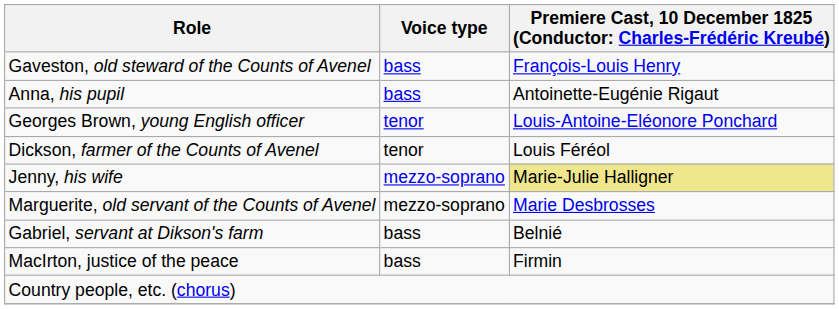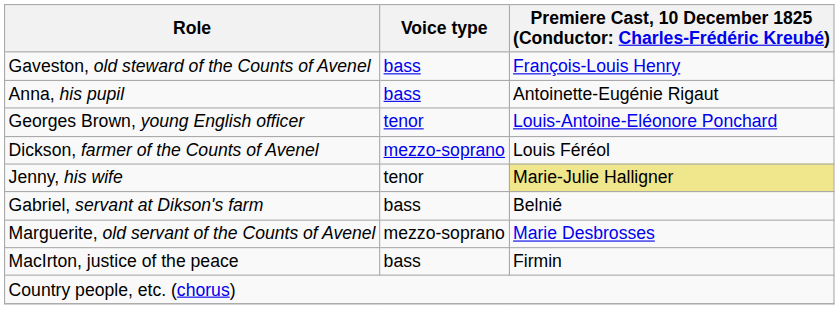(404, 149) tenor -> (444, 149) mezzo-soprano
(444, 177) mezzo-soprano -> (404, 177) tenor
rows swapped: (192, 205) <-> (136, 233)
